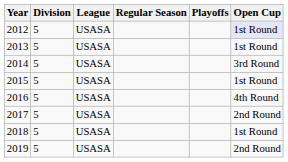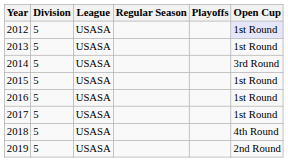(256, 98) 4th Round -> (255, 98) 1st Round
(257, 115) 2nd Round -> (255, 115) 1st Round
(255, 132) 1st Round -> (256, 132) 4th Round
